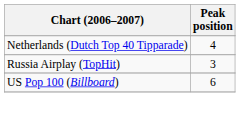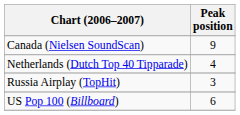+ row: (76, 45)
